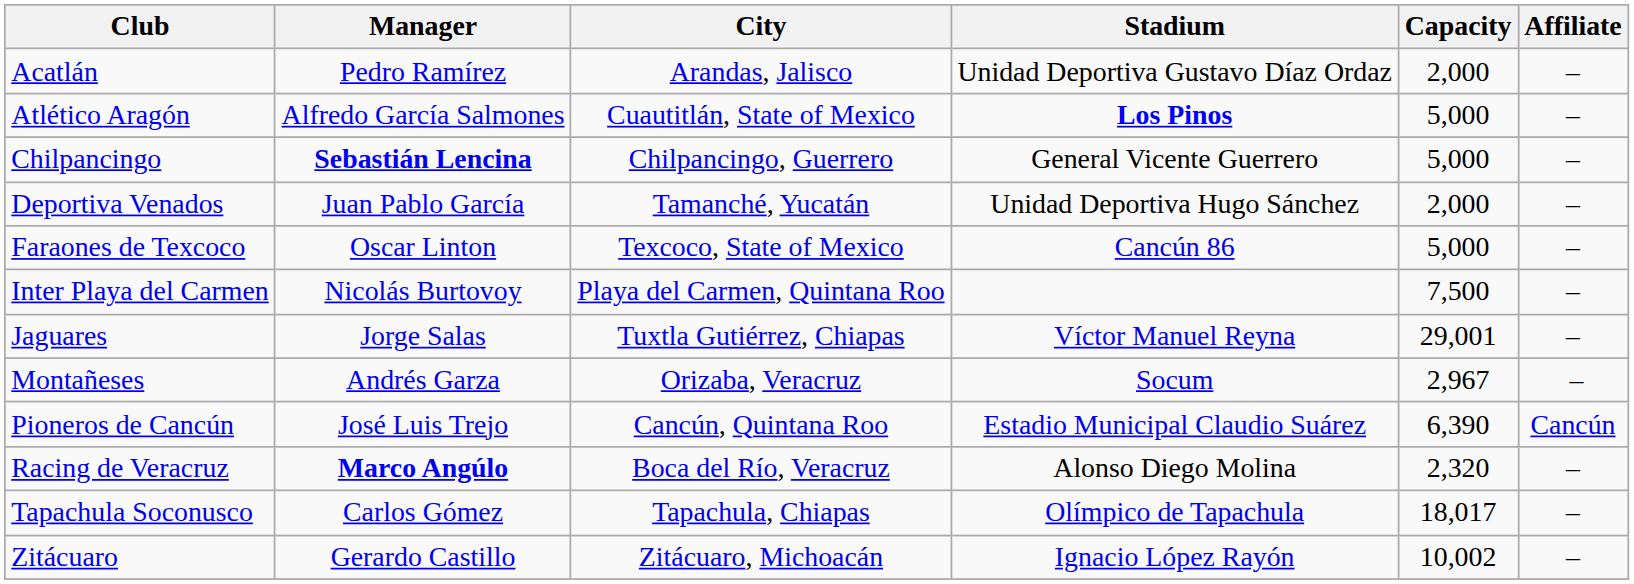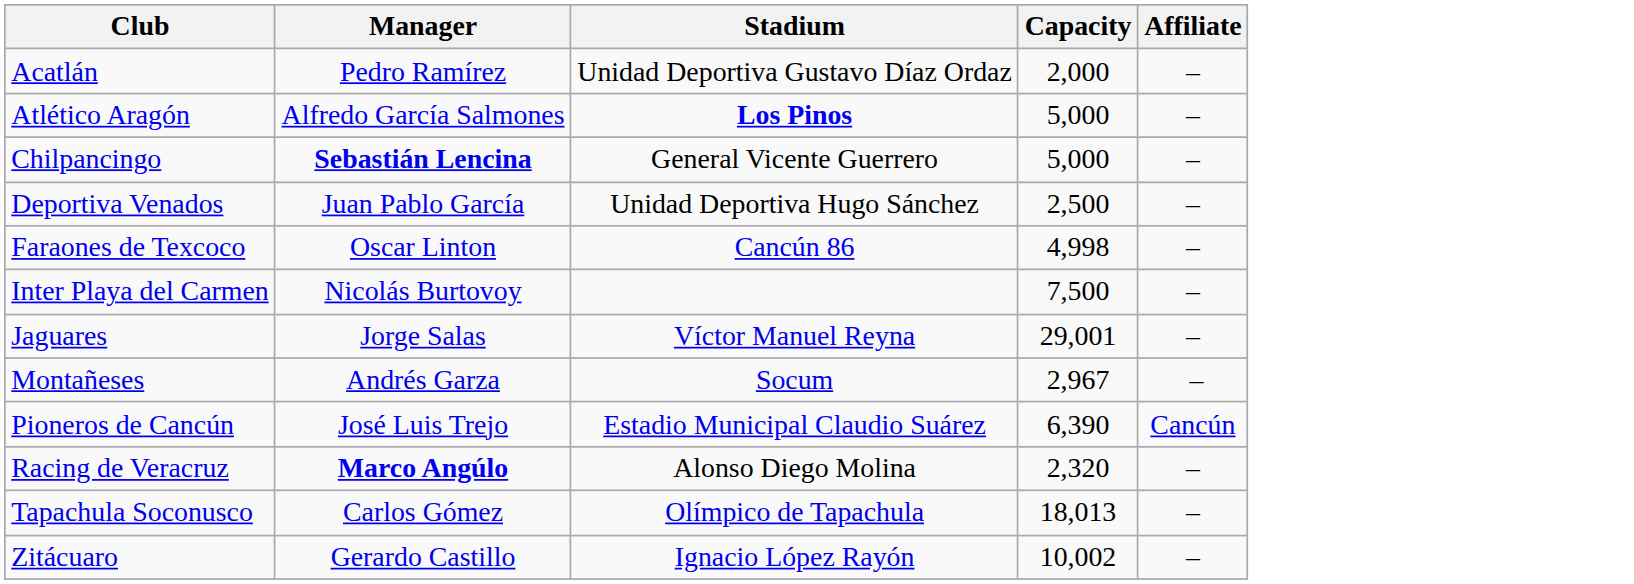- column: (761, 26)
(1458, 203) 2,000 -> (1078, 203) 2,500
(1458, 247) 5,000 -> (1078, 247) 4,998
(1458, 512) 18,017 -> (1078, 512) 18,013
